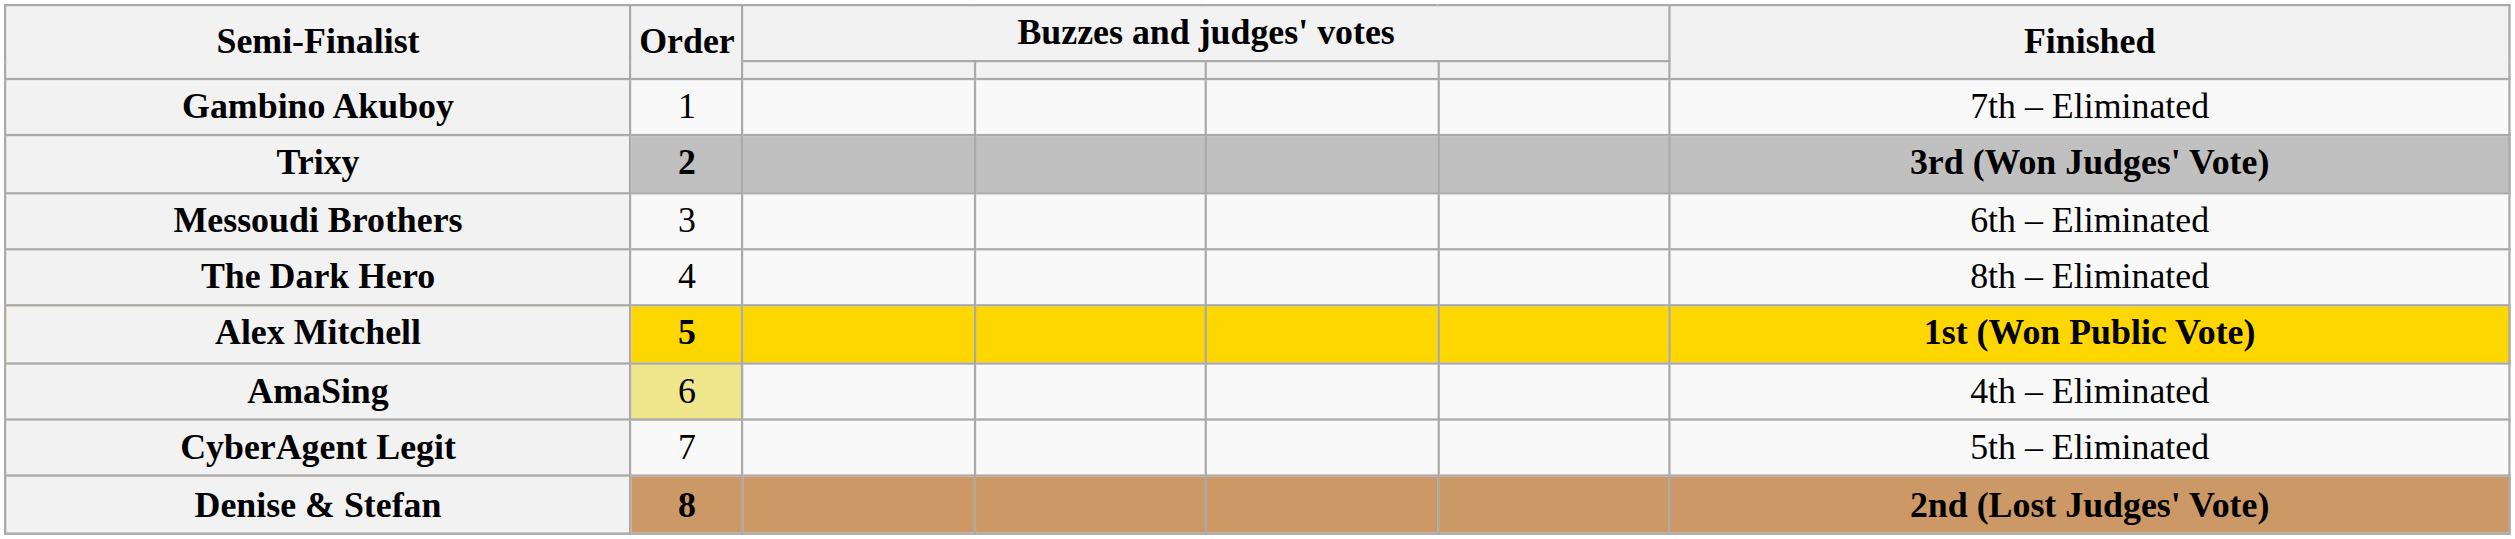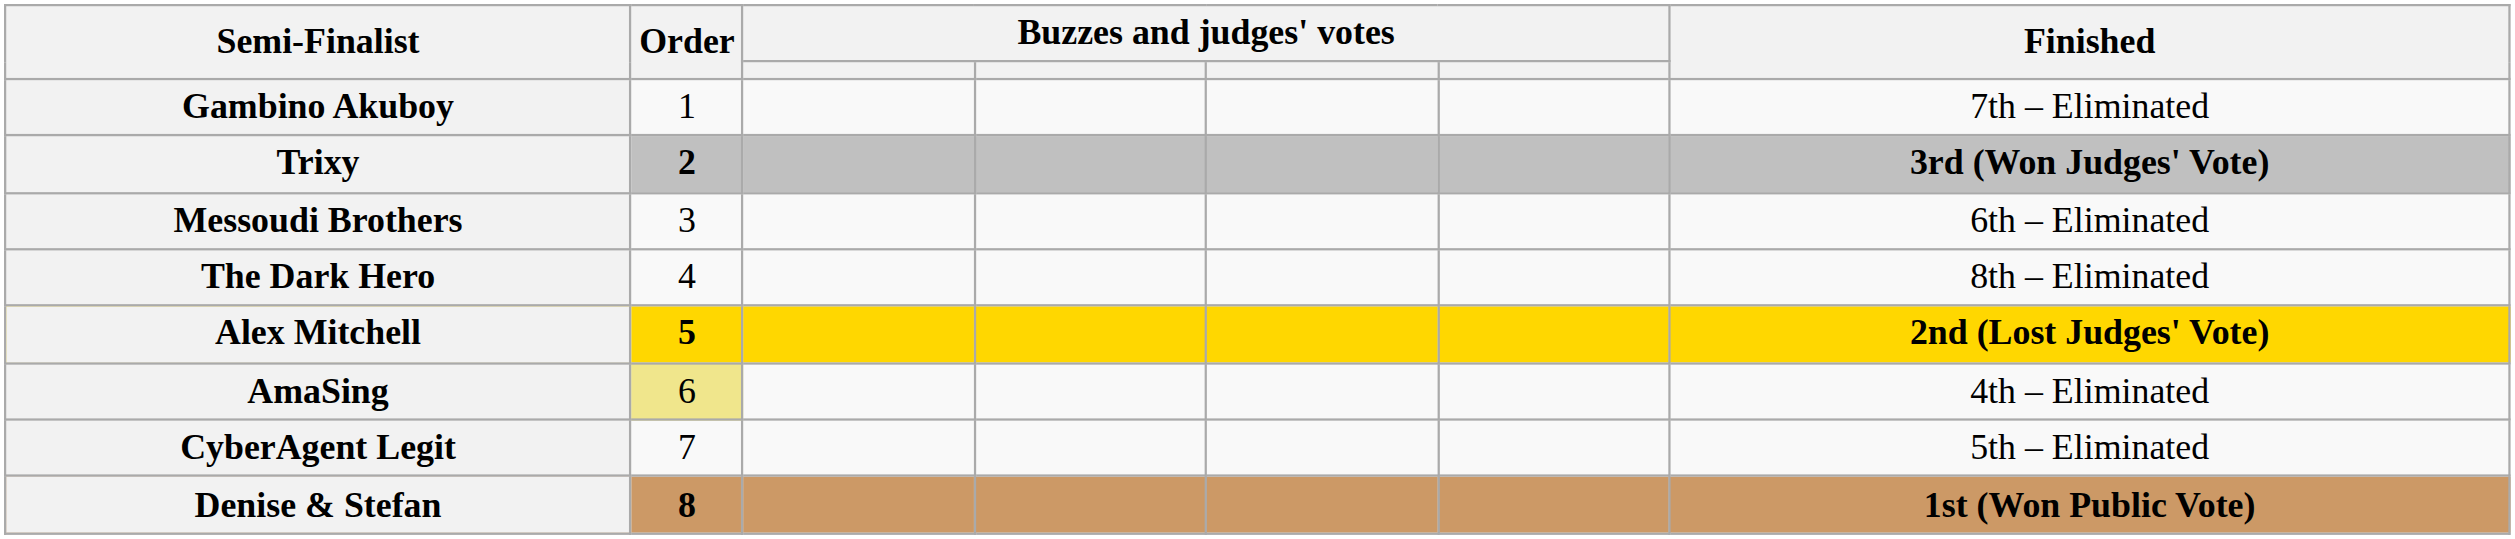(2090, 333) 1st (Won Public Vote) -> (2090, 333) 2nd (Lost Judges' Vote)
(2090, 504) 2nd (Lost Judges' Vote) -> (2090, 504) 1st (Won Public Vote)
